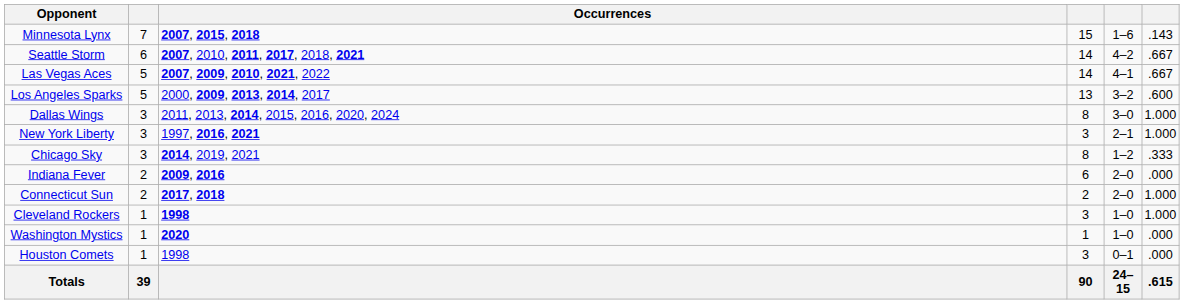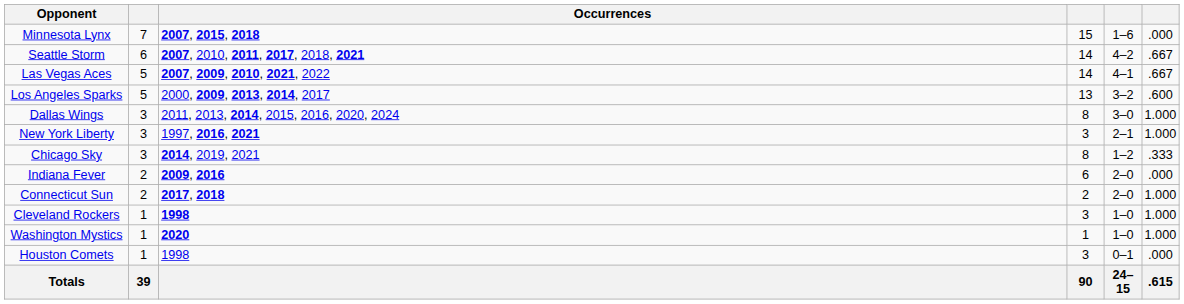(1160, 34) .143 -> (1160, 34) .000
(1160, 235) .000 -> (1160, 235) 1.000
